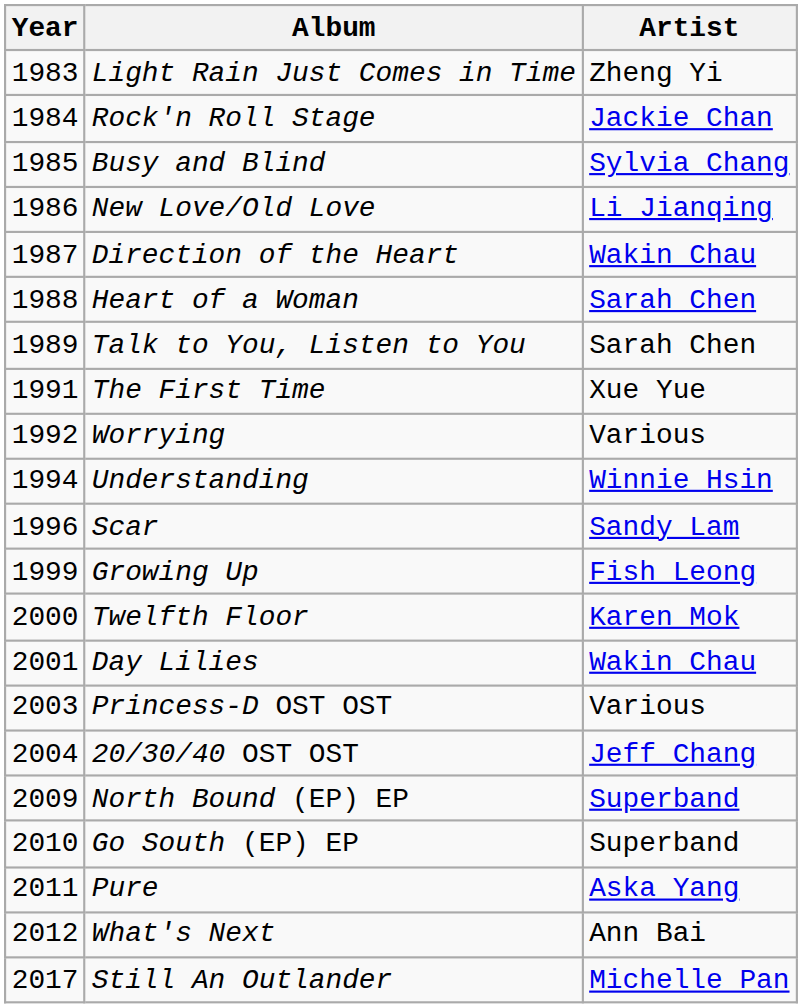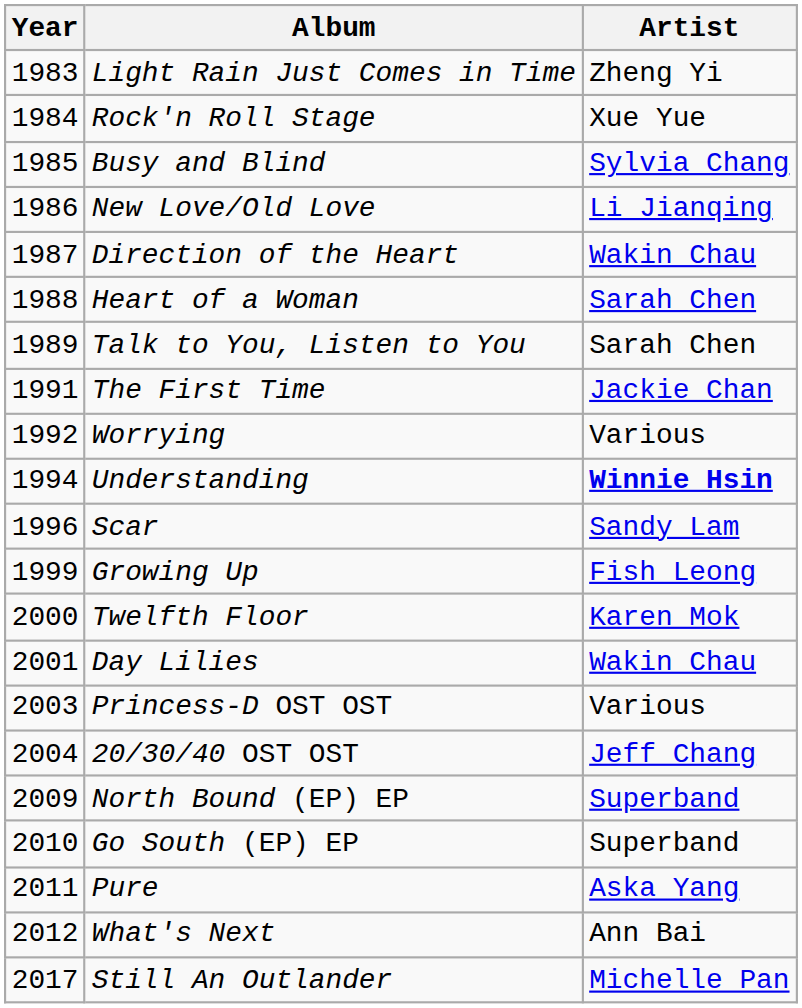(681, 118) Jackie Chan -> (648, 118) Xue Yue
(648, 390) Xue Yue -> (681, 390) Jackie Chan
(681, 481) normal -> (681, 481) bold
